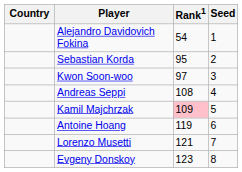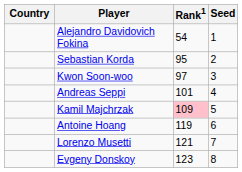(184, 93) 108 -> (184, 93) 101
